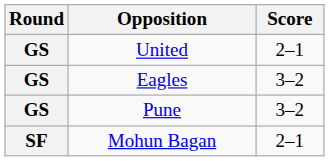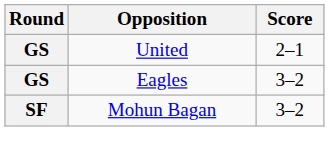- row: (162, 110)
(290, 140) 2–1 -> (290, 110) 3–2
